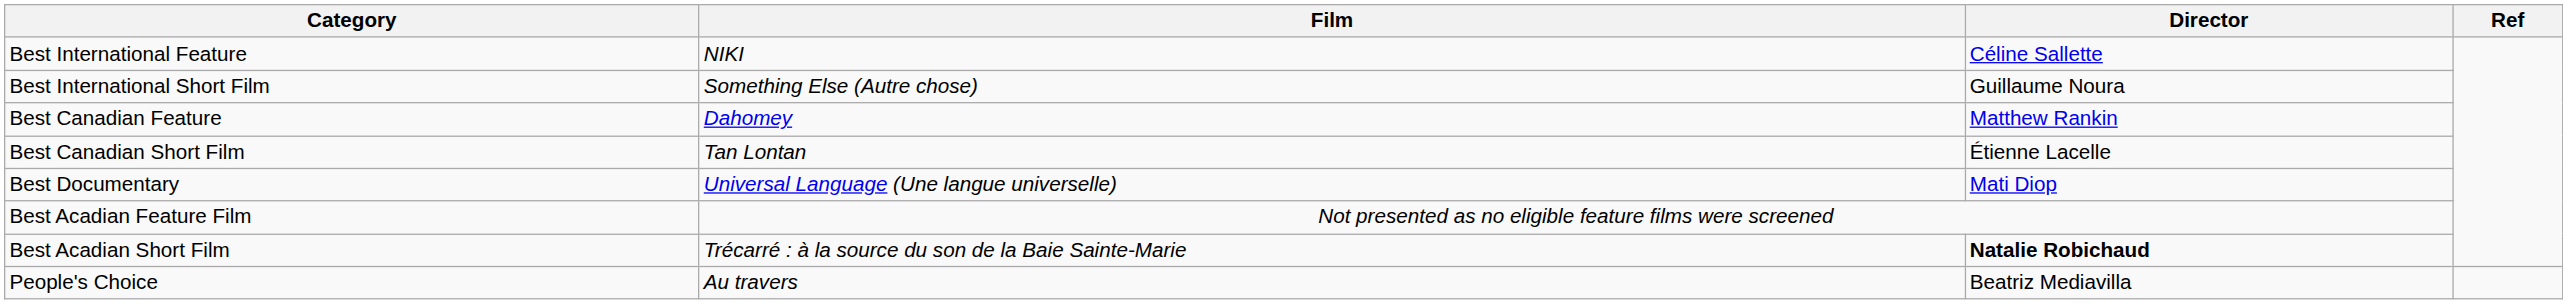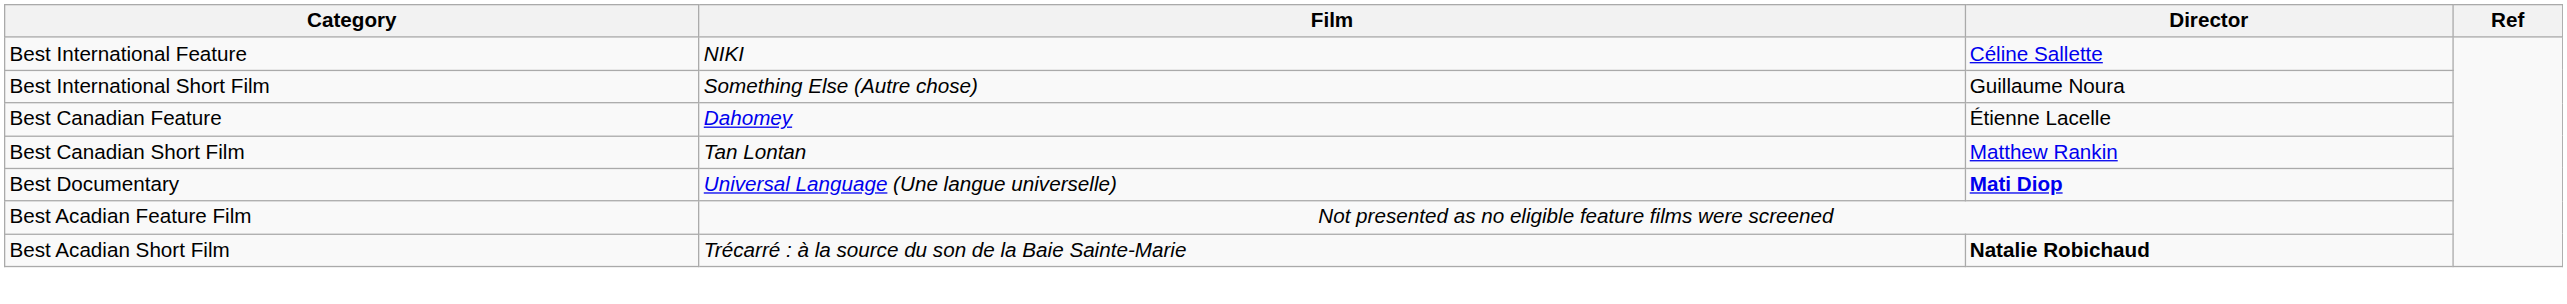(2044, 119) Matthew Rankin -> (2040, 119) Étienne Lacelle
(2040, 151) Étienne Lacelle -> (2044, 151) Matthew Rankin
(2013, 184) normal -> (2016, 184) bold
- row: (84, 282)
